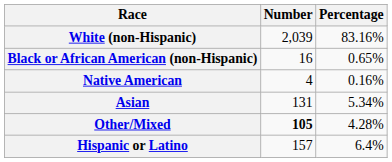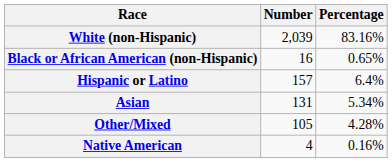rows swapped: (132, 80) <-> (132, 146)
(302, 124) bold -> (302, 124) normal
